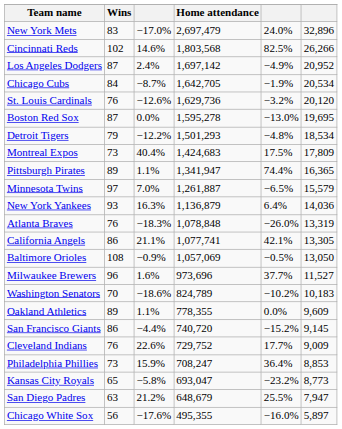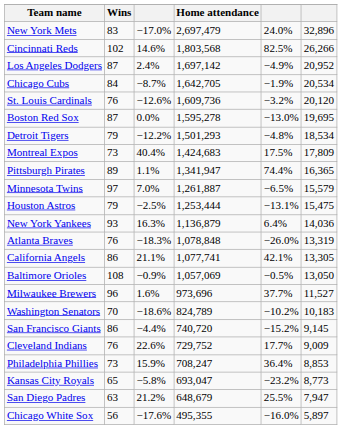(198, 100) 1,629,736 -> (198, 100) 1,609,736
+ row: (41, 205)
- row: (47, 310)
